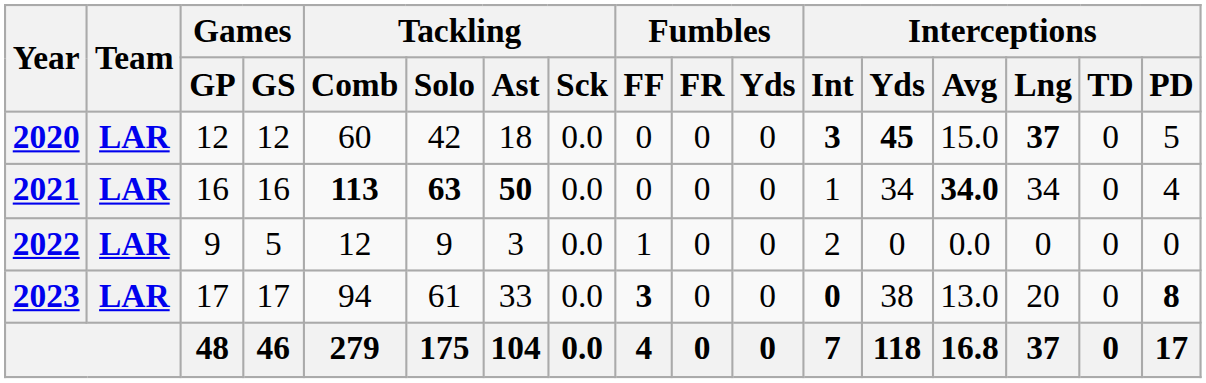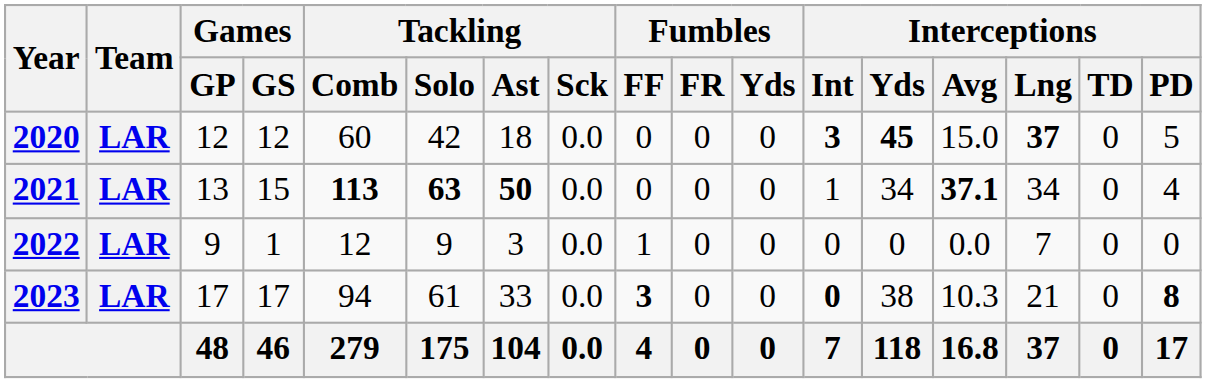(212, 190) 16 -> (212, 190) 13
(273, 190) 16 -> (273, 190) 15
(970, 190) 34.0 -> (970, 190) 37.1
(273, 243) 5 -> (273, 243) 1
(832, 243) 2 -> (832, 243) 0
(1043, 243) 0 -> (1043, 243) 7
(970, 296) 13.0 -> (970, 296) 10.3
(1043, 296) 20 -> (1043, 296) 21
